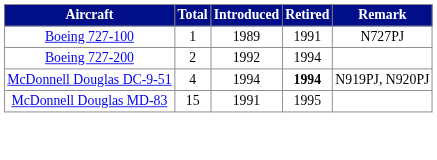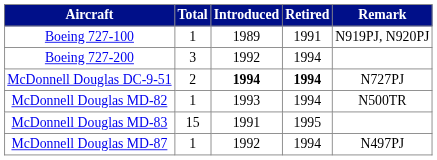(382, 36) N727PJ -> (382, 36) N919PJ, N920PJ
(193, 58) 2 -> (193, 58) 3
(193, 79) 4 -> (193, 79) 2
(246, 79) normal -> (246, 79) bold
(382, 79) N919PJ, N920PJ -> (382, 79) N727PJ
+ row: (89, 101)
+ row: (89, 144)
